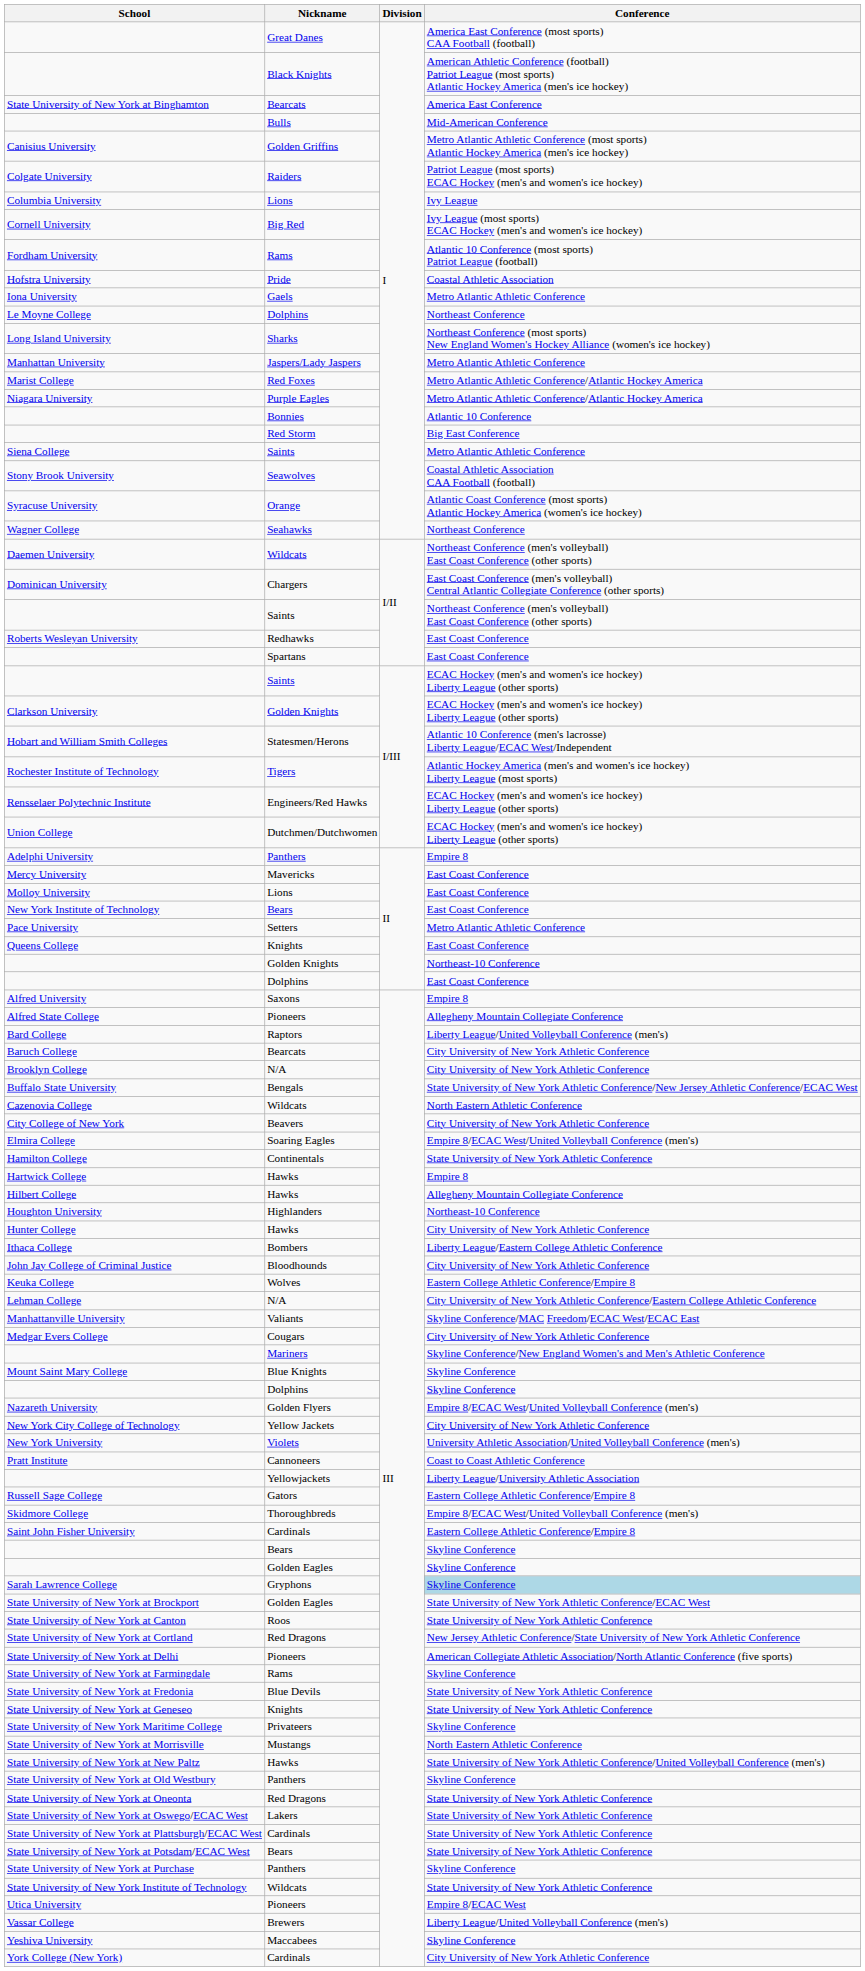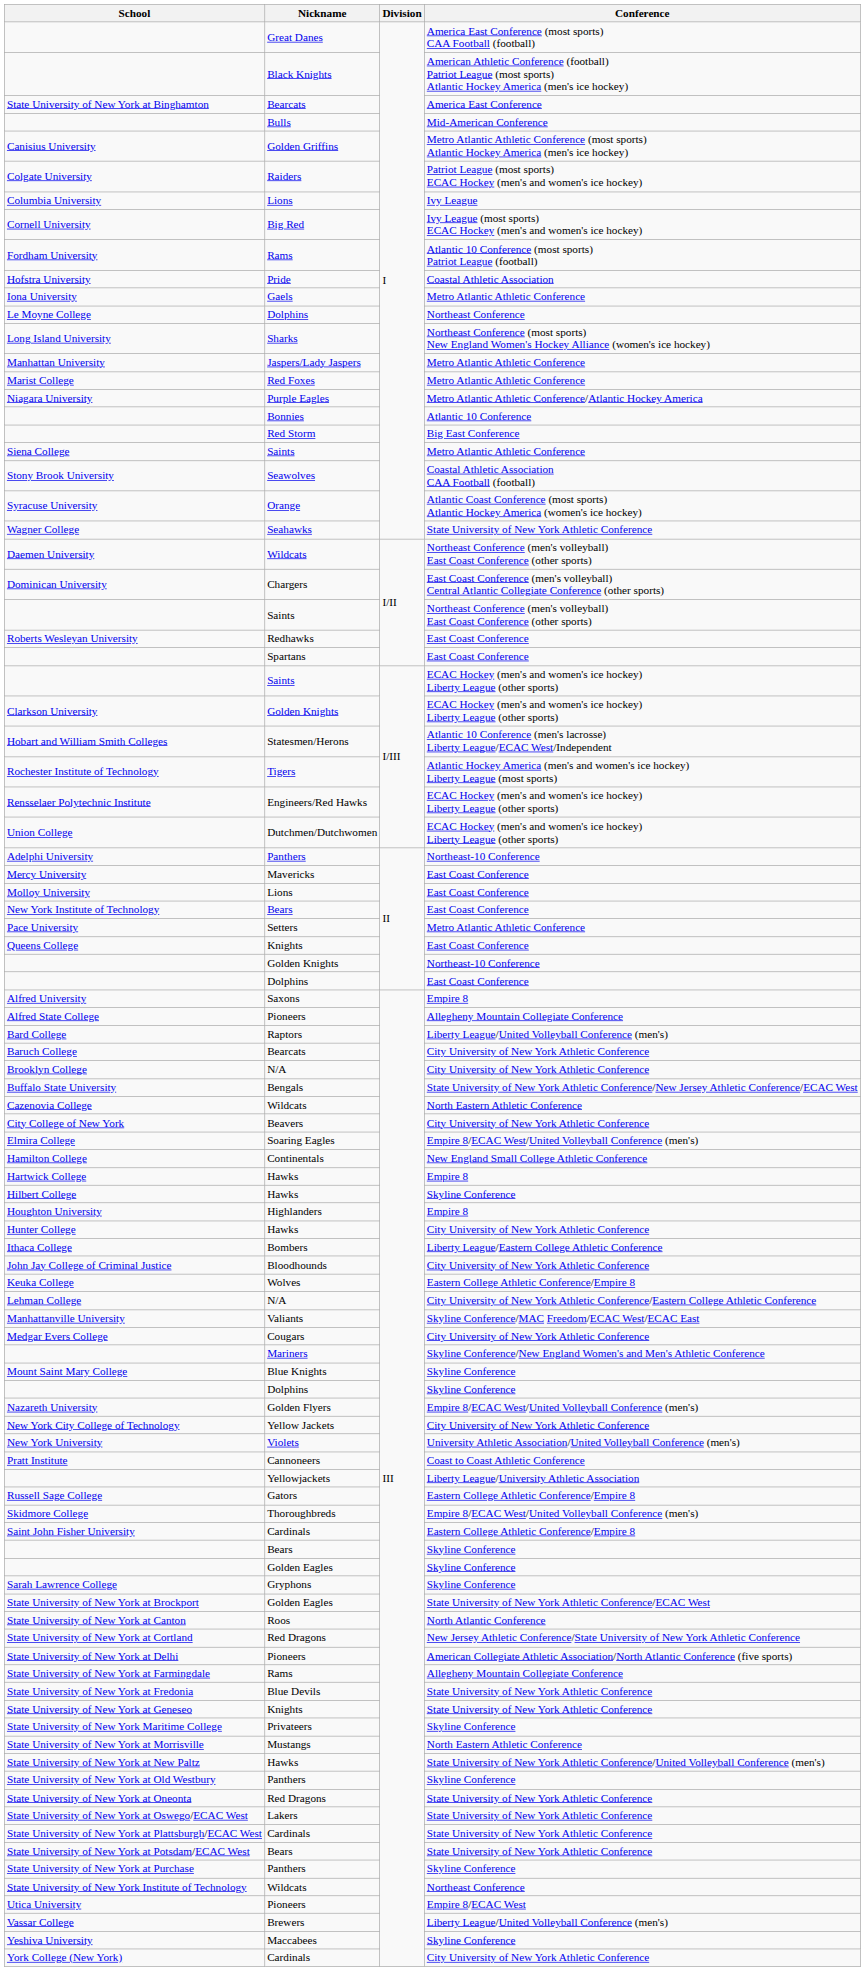(565, 380) Metro Atlantic Athletic Conference/Atlantic Hockey America -> (506, 380) Metro Atlantic Athletic Conference
(476, 530) Northeast Conference -> (540, 530) State University of New York Athletic Conference
(447, 856) Empire 8 -> (483, 856) Northeast-10 Conference
(540, 1158) State University of New York Athletic Conference -> (537, 1158) New England Small College Athletic Conference
(525, 1194) Allegheny Mountain Collegiate Conference -> (471, 1194) Skyline Conference
(483, 1211) Northeast-10 Conference -> (447, 1211) Empire 8
(471, 1584) lightblue background -> (471, 1584) no background
(540, 1620) State University of New York Athletic Conference -> (486, 1620) North Atlantic Conference
(471, 1673) Skyline Conference -> (525, 1673) Allegheny Mountain Collegiate Conference
(540, 1886) State University of New York Athletic Conference -> (476, 1886) Northeast Conference
